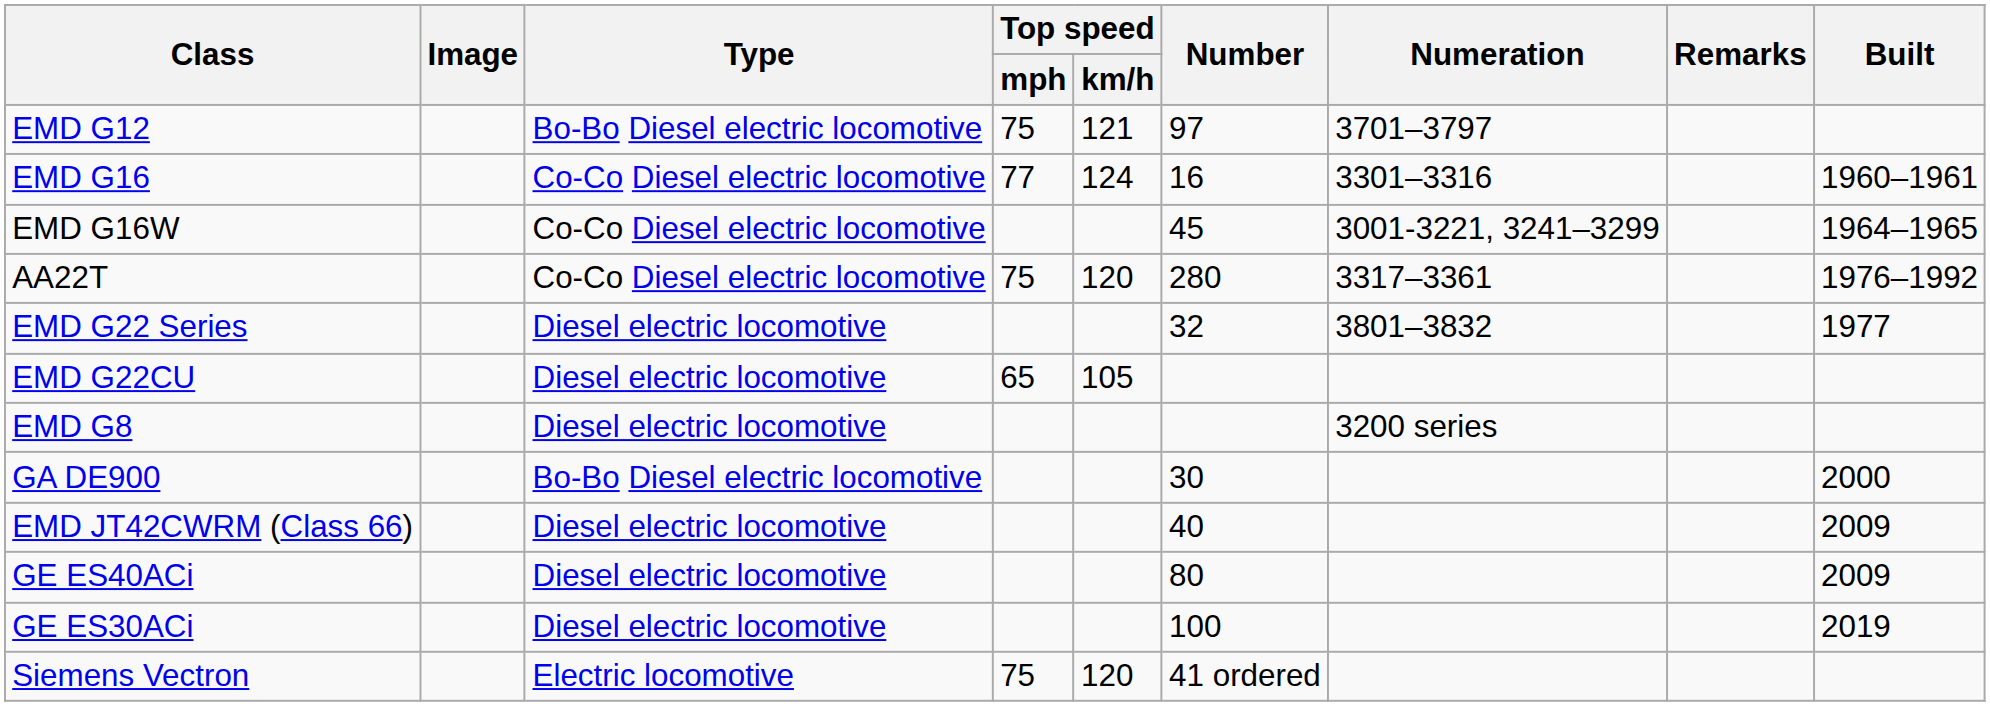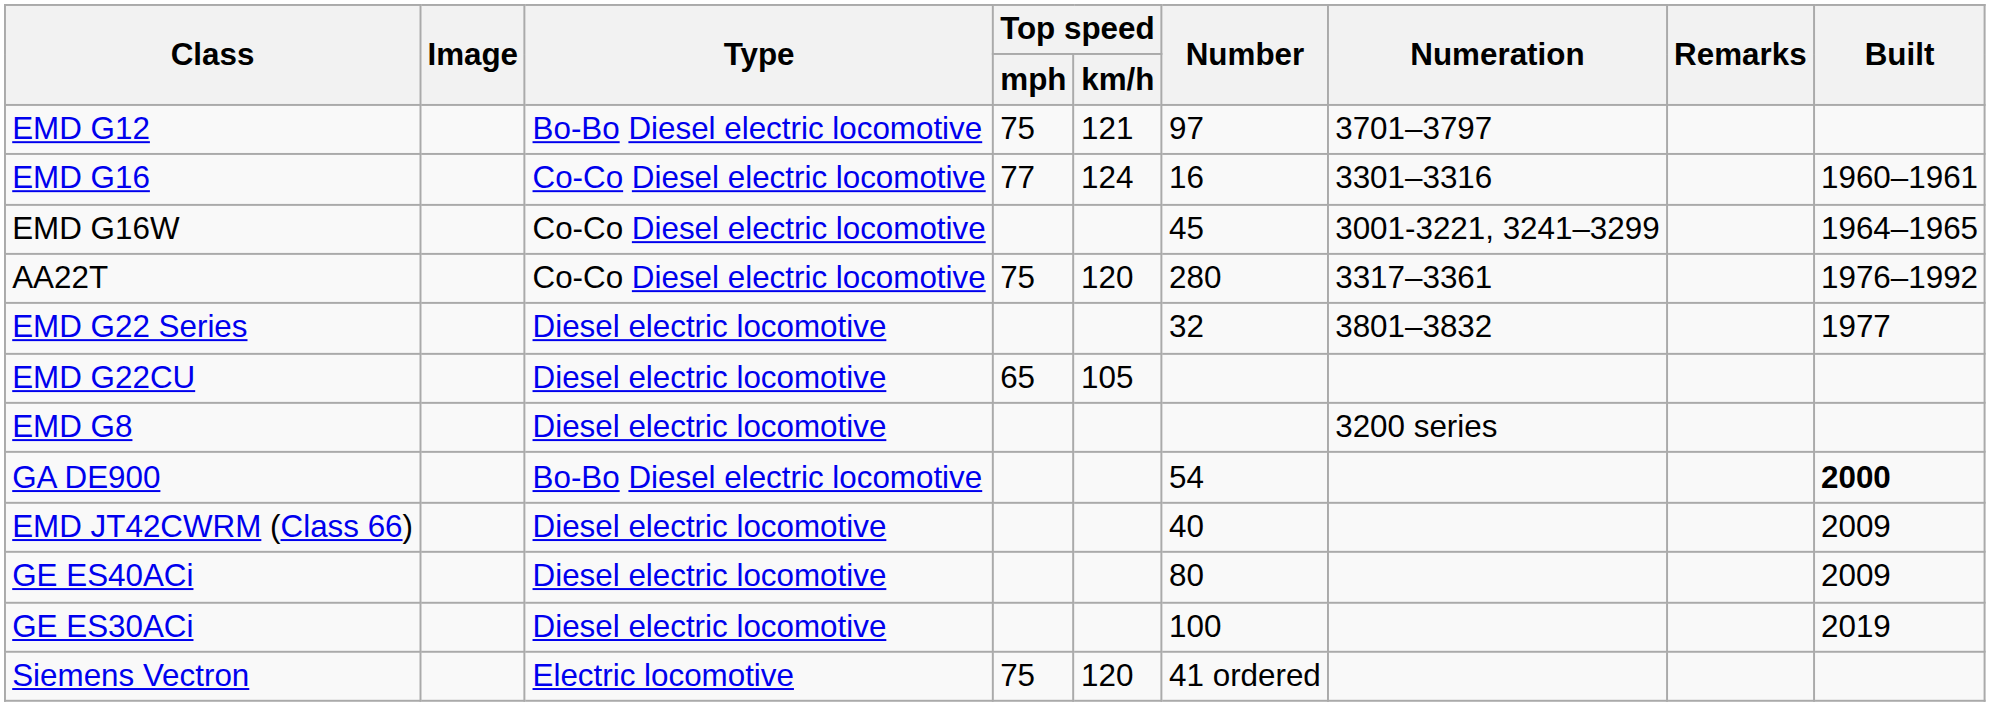(1187, 476) 30 -> (1187, 476) 54
(1856, 476) normal -> (1856, 476) bold
